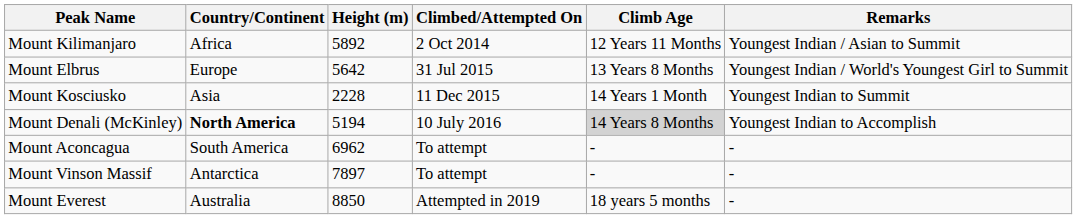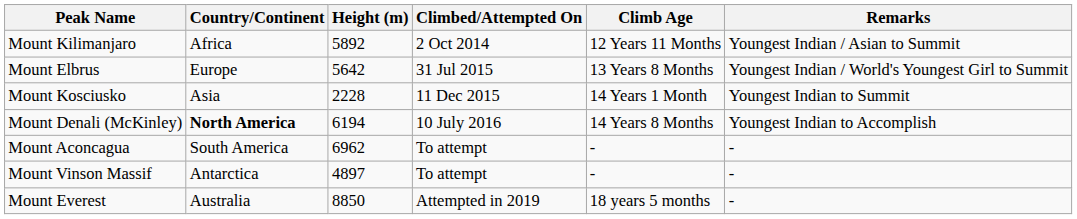(349, 122) 5194 -> (349, 122) 6194
(652, 122) lightgrey background -> (652, 122) no background
(349, 174) 7897 -> (349, 174) 4897
